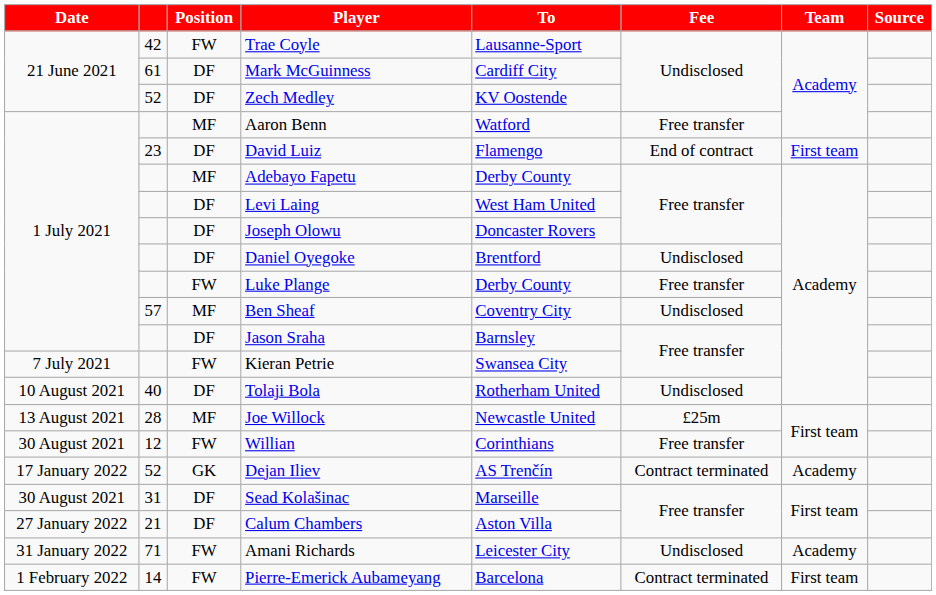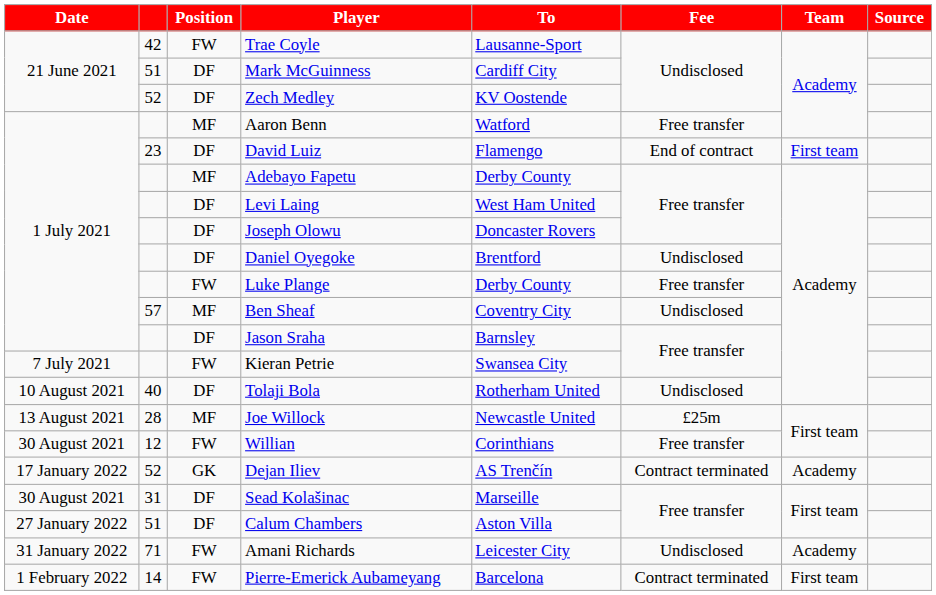(153, 71) 61 -> (153, 71) 51
(153, 524) 21 -> (153, 524) 51
